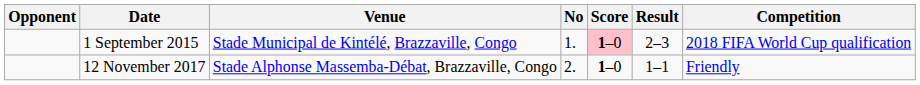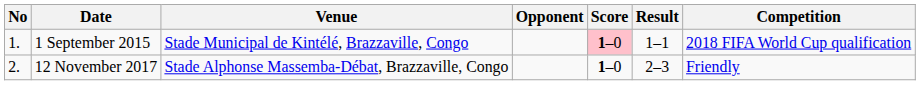columns swapped: (574, 17) <-> (42, 17)
(657, 42) 2–3 -> (657, 42) 1–1
(657, 67) 1–1 -> (657, 67) 2–3
